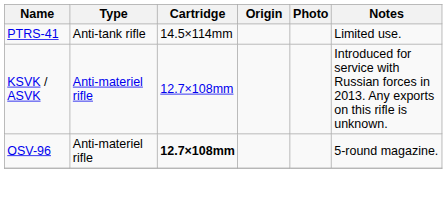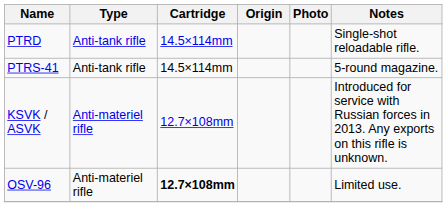+ row: (24, 41)
(368, 34) Limited use. -> (386, 68) 5-round magazine.
(386, 150) 5-round magazine. -> (368, 184) Limited use.
